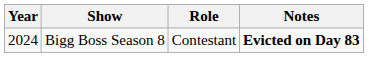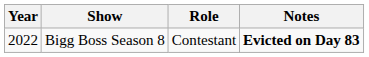(23, 40) 2024 -> (23, 40) 2022
